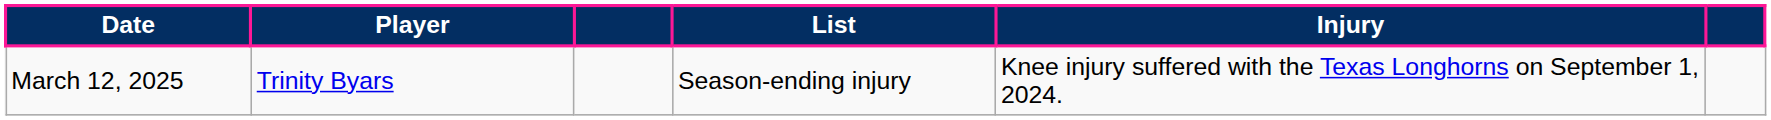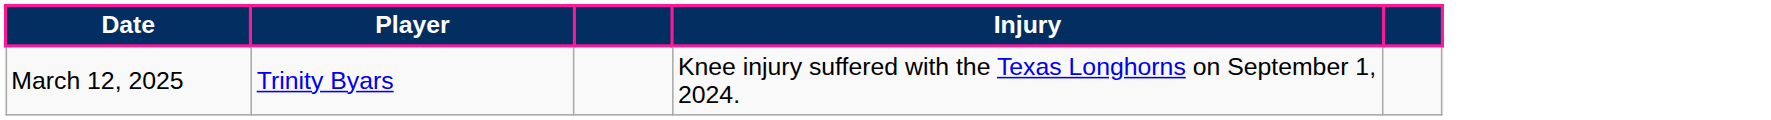- column: (834, 25)
